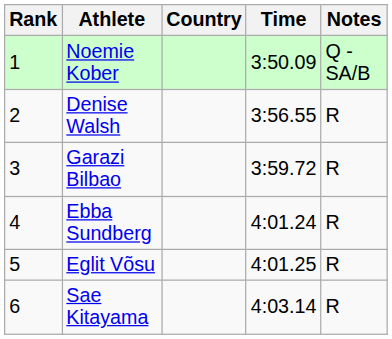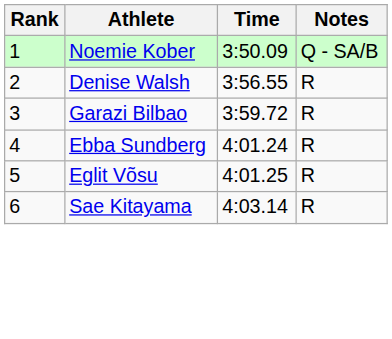- column: (204, 20)
